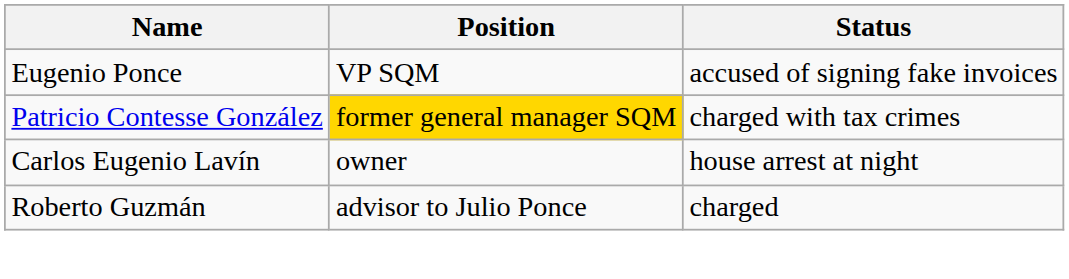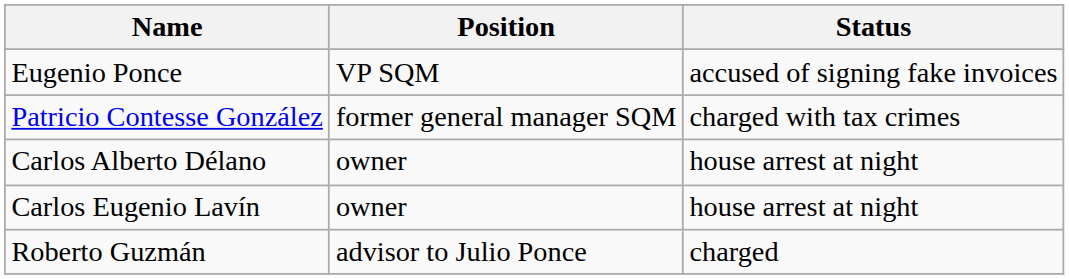(506, 116) gold background -> (506, 116) no background
+ row: (139, 161)
